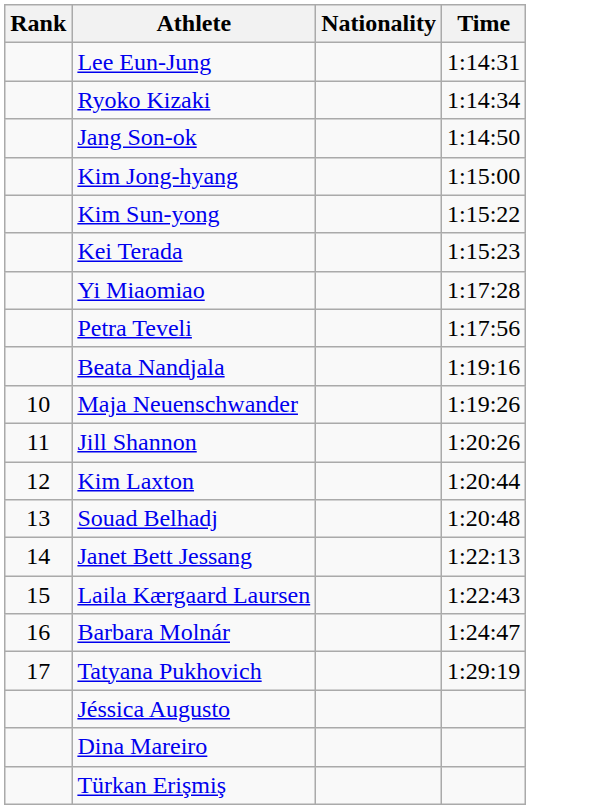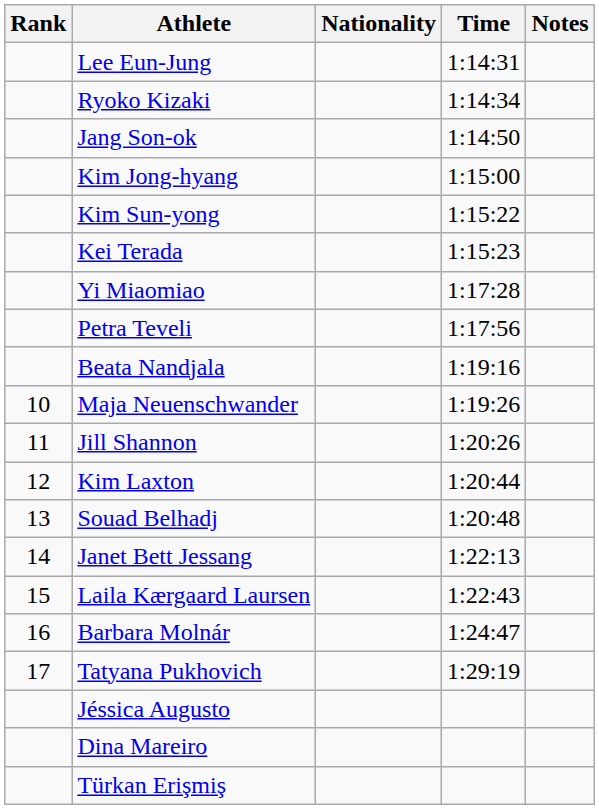+ column: (560, 23)
